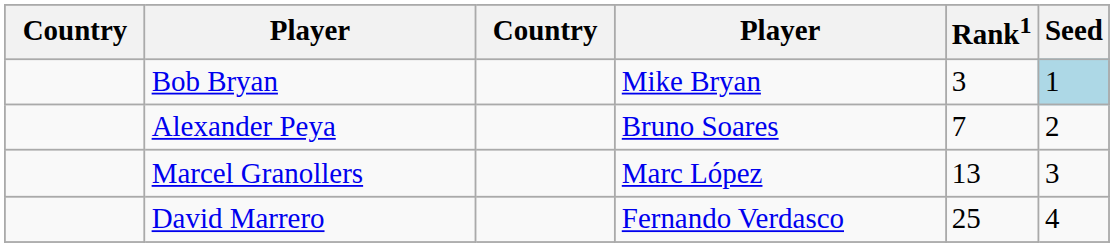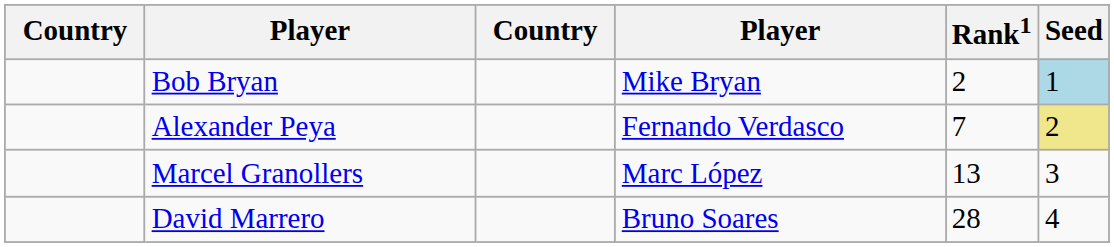(959, 81) 3 -> (959, 81) 2
(700, 127) Bruno Soares -> (733, 127) Fernando Verdasco
(1052, 127) no background -> (1052, 127) khaki background
(733, 219) Fernando Verdasco -> (700, 219) Bruno Soares
(966, 219) 25 -> (966, 219) 28
